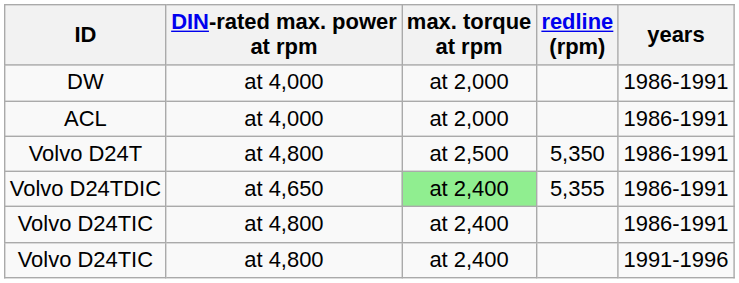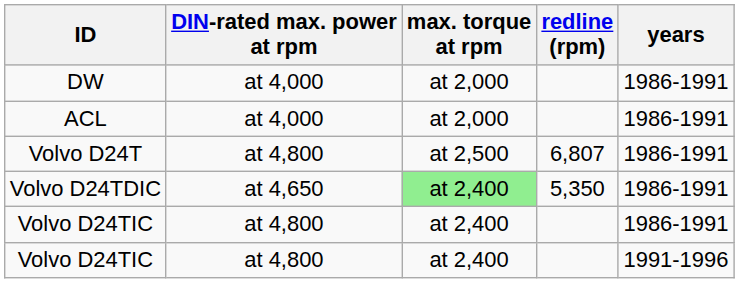(577, 153) 5,350 -> (577, 153) 6,807
(577, 188) 5,355 -> (577, 188) 5,350
